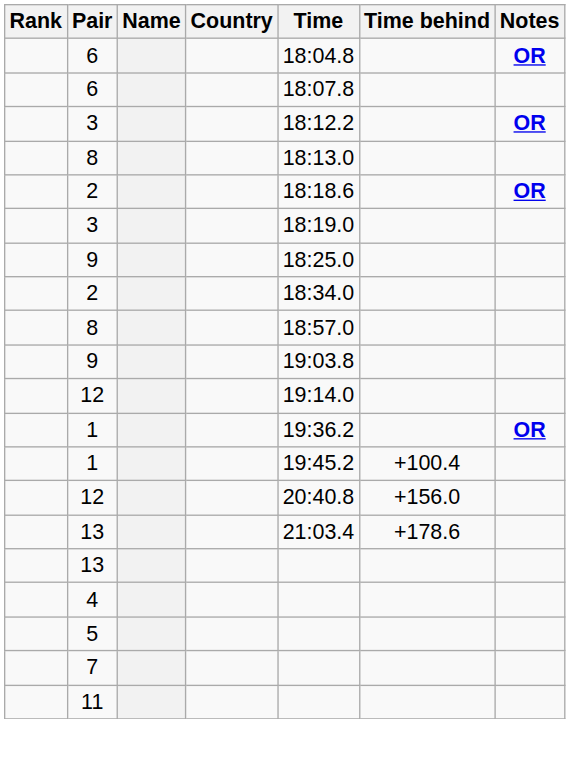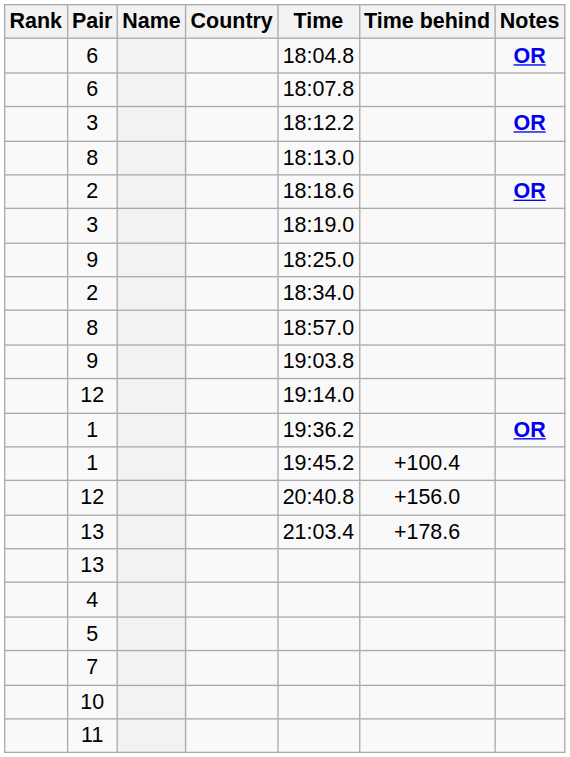+ row: (36, 702)
